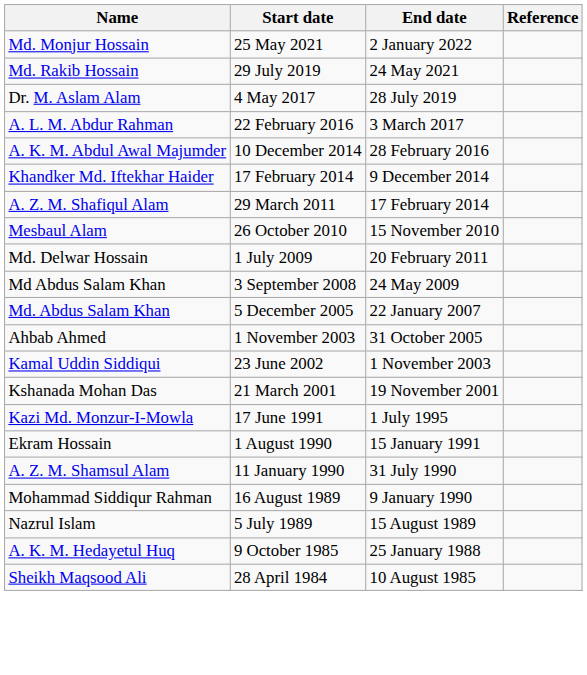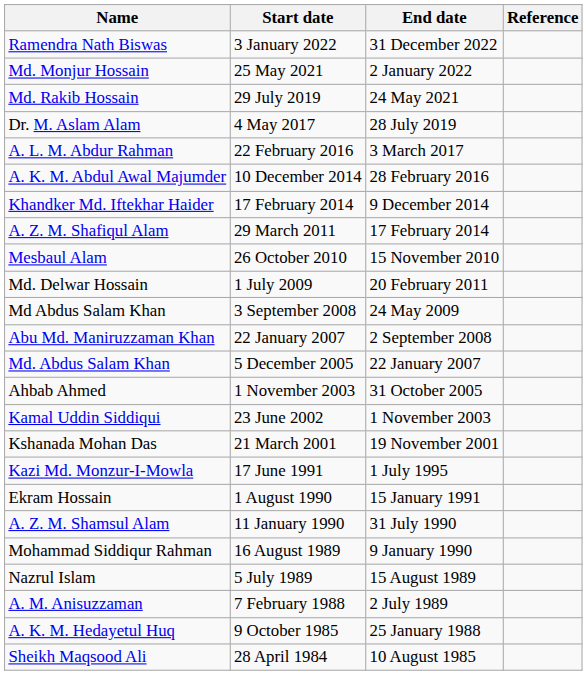+ row: (88, 44)
+ row: (112, 337)
+ row: (76, 603)
